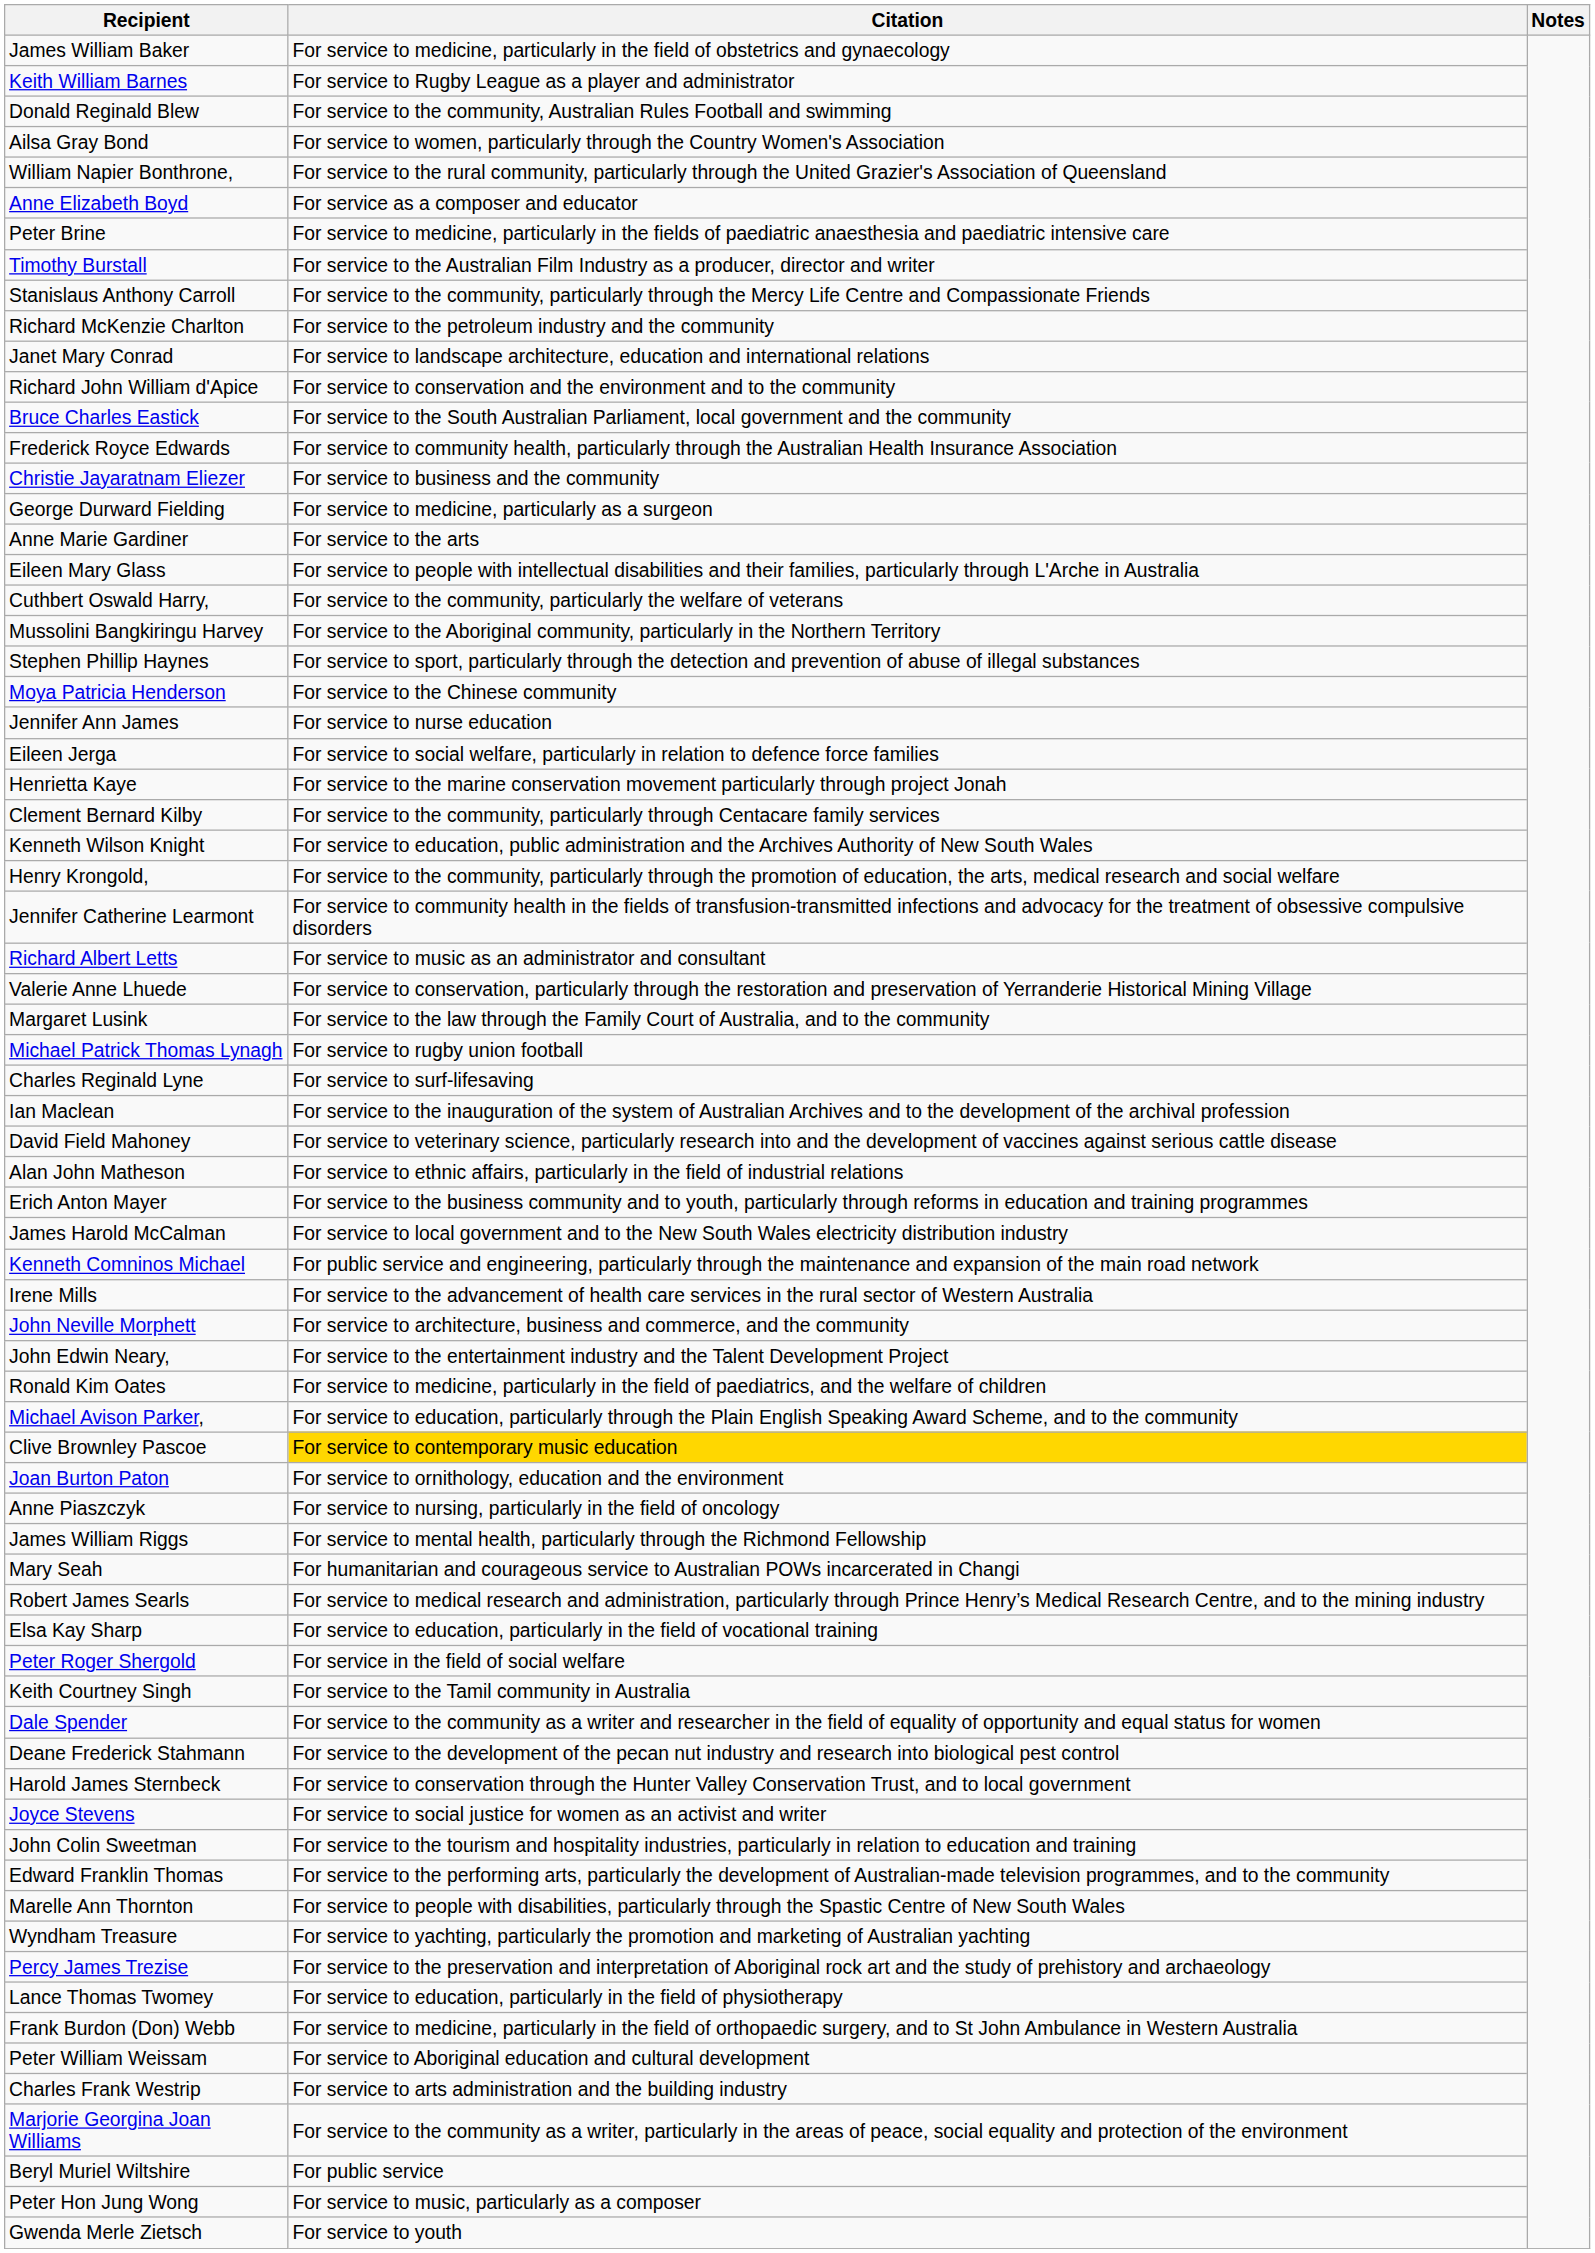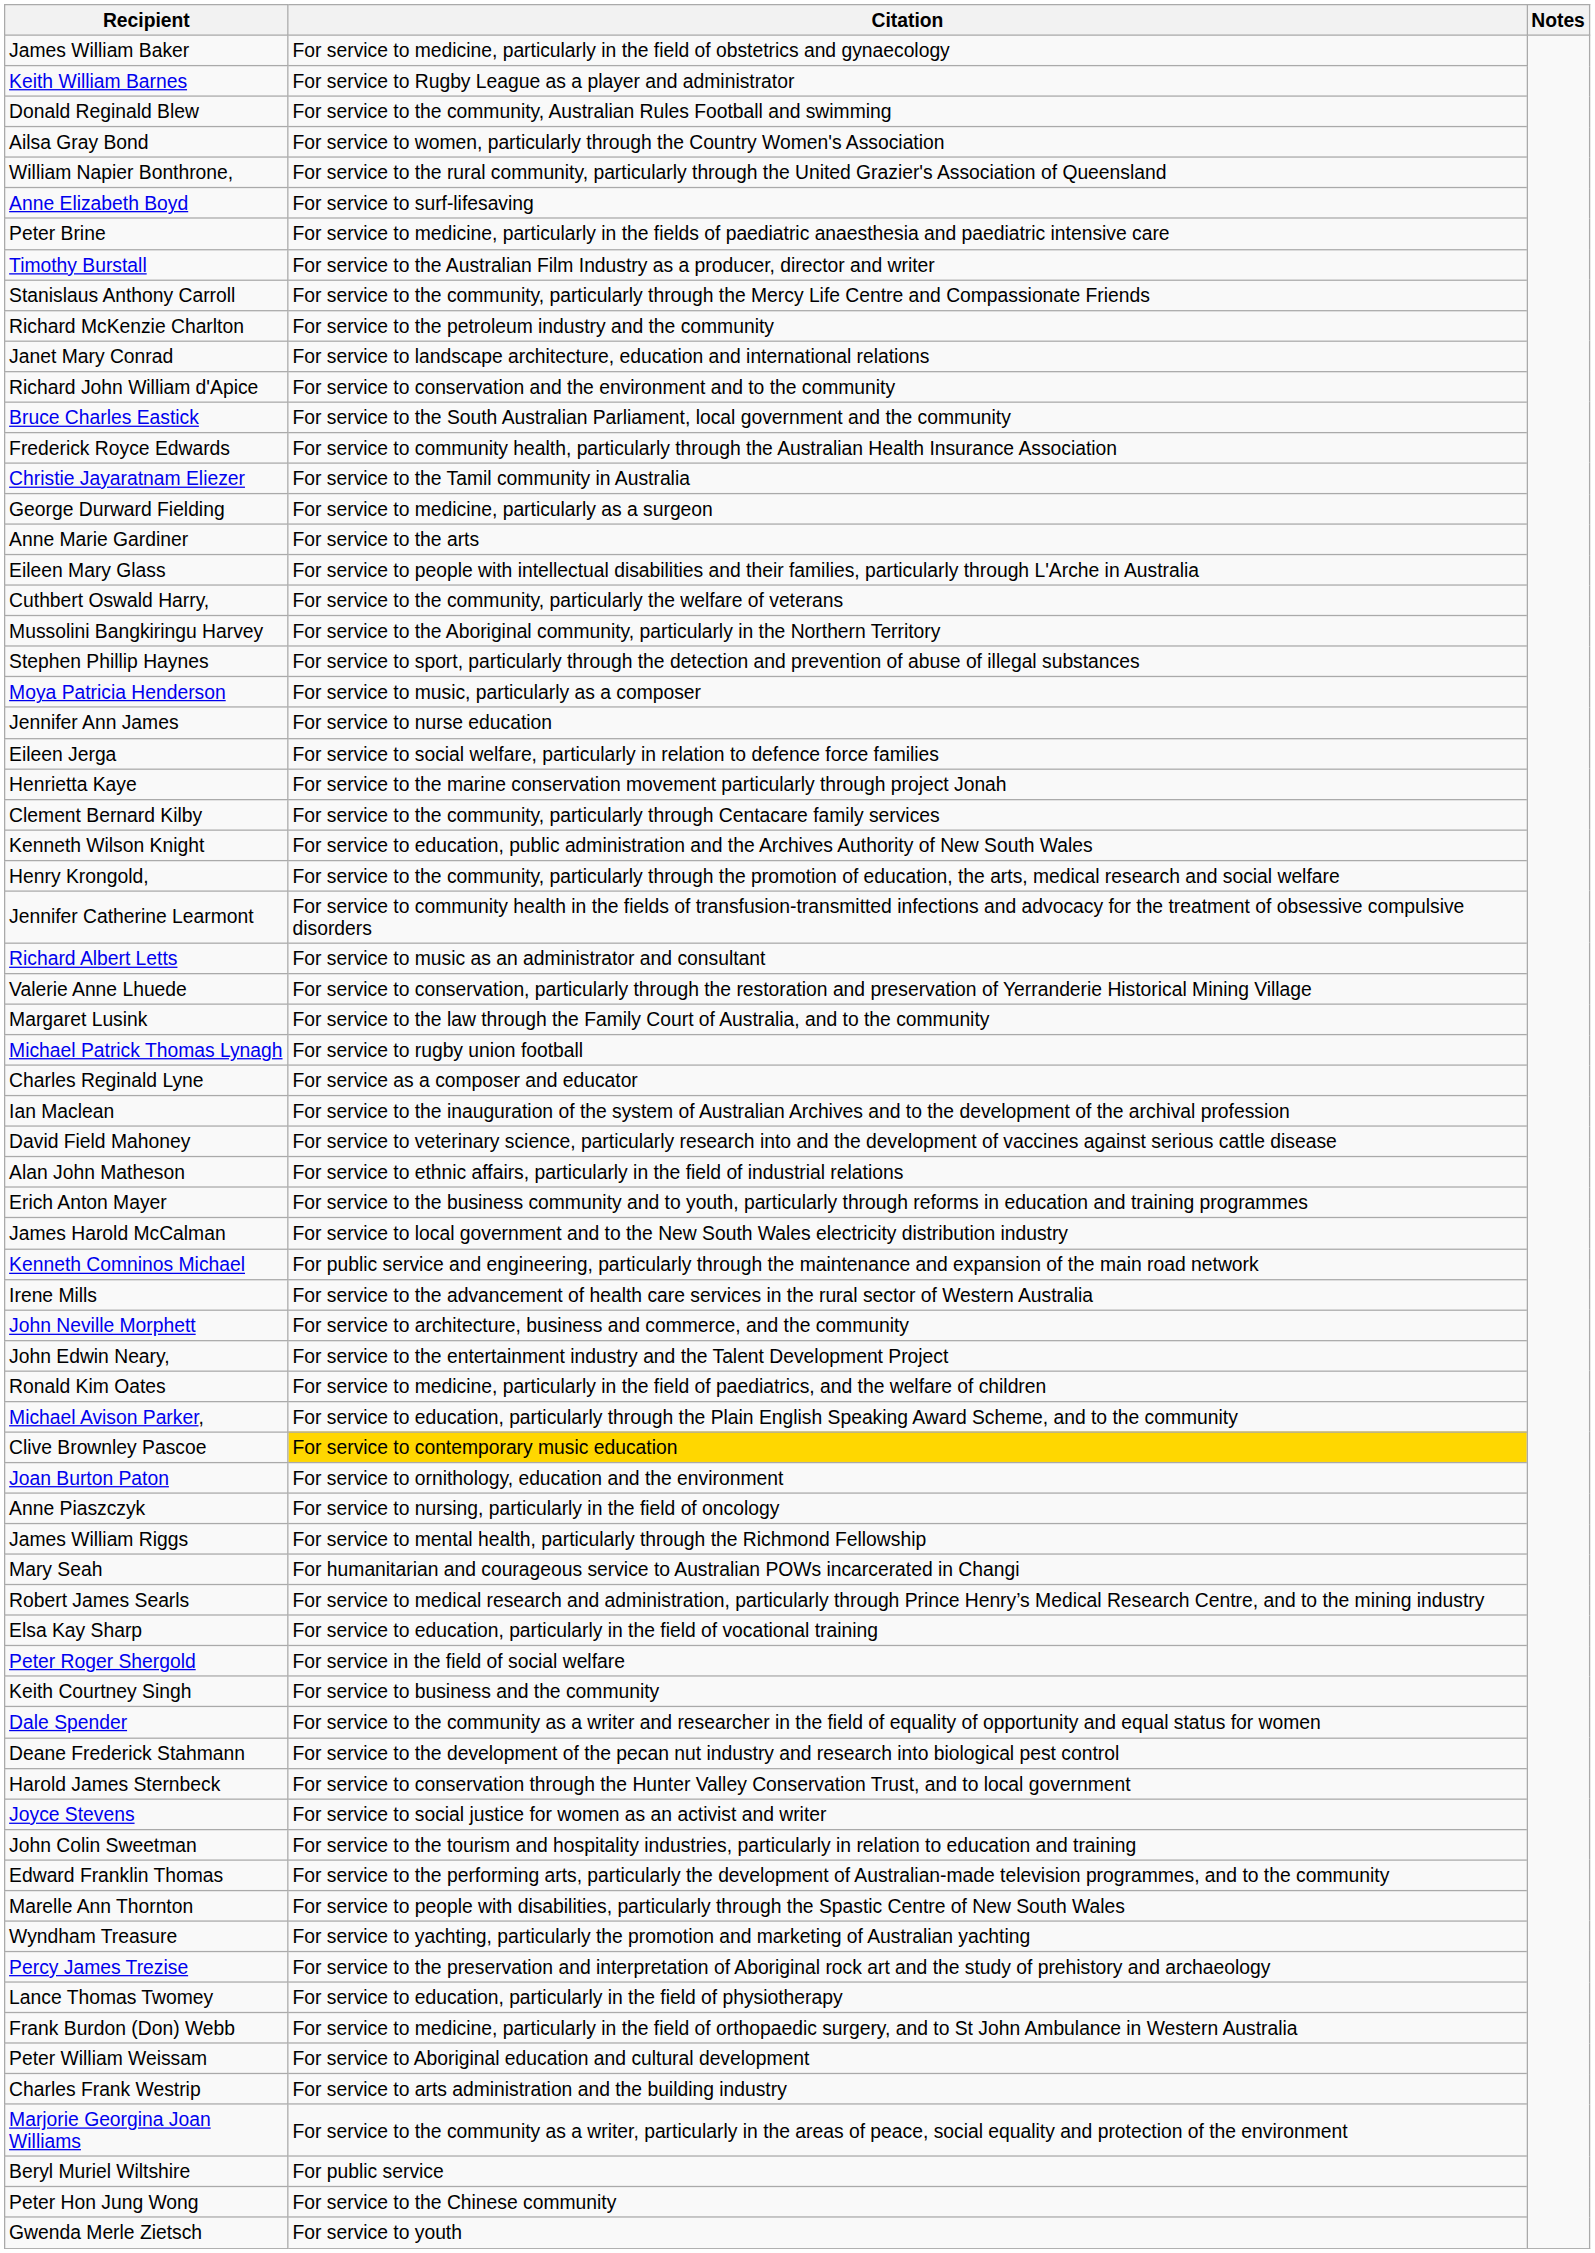(465, 203) For service as a composer and educator -> (413, 203) For service to surf-lifesaving
(476, 478) For service to business and the community -> (491, 478) For service to the Tamil community in Australia
(454, 692) For service to the Chinese community -> (497, 692) For service to music, particularly as a composer
(413, 1081) For service to surf-lifesaving -> (465, 1081) For service as a composer and educator
(491, 1692) For service to the Tamil community in Australia -> (476, 1692) For service to business and the community
(497, 2202) For service to music, particularly as a composer -> (454, 2202) For service to the Chinese community
